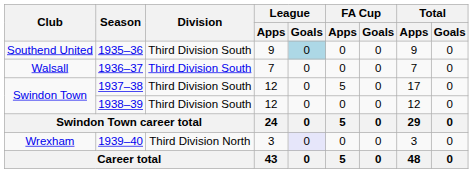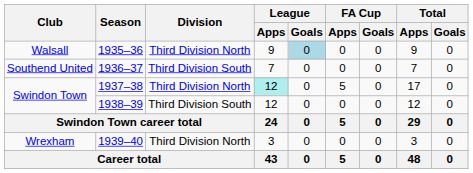(50, 50) Southend United -> (50, 50) Walsall
(200, 50) Third Division South -> (200, 50) Third Division North
(50, 68) Walsall -> (50, 68) Southend United
(200, 86) Third Division South -> (200, 86) Third Division North
(271, 86) no background -> (271, 86) paleturquoise background
(307, 141) lavender background -> (307, 141) no background
